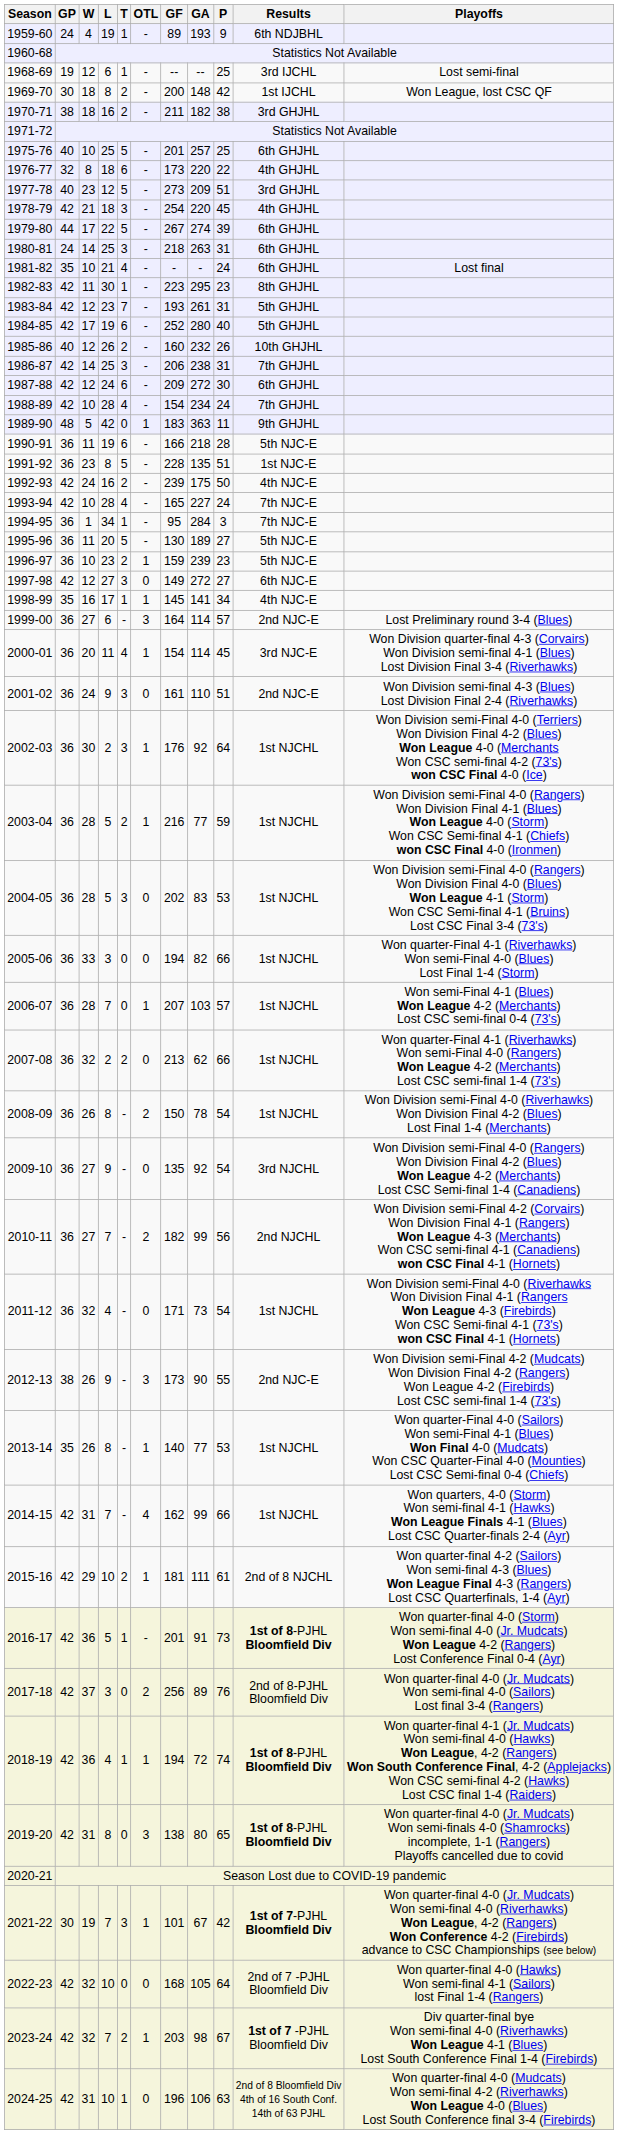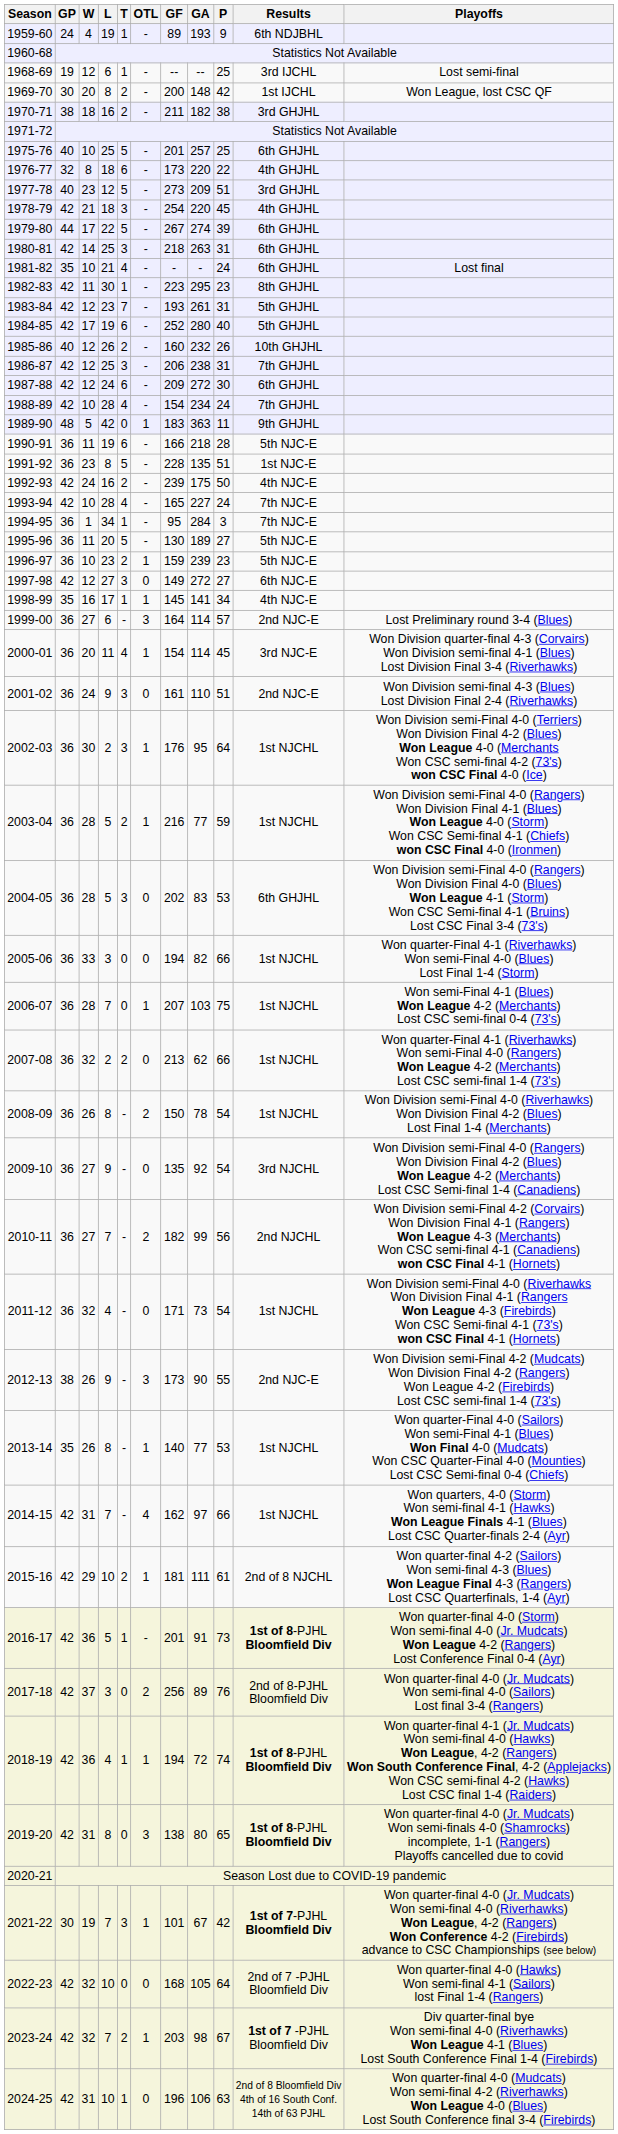(88, 92) 18 -> (88, 92) 20
(67, 248) 24 -> (67, 248) 42
(88, 365) 14 -> (88, 365) 12
(200, 747) 92 -> (200, 747) 95
(289, 897) 1st NJCHL -> (289, 897) 6th GHJHL
(223, 1006) 57 -> (223, 1006) 75
(200, 1515) 99 -> (200, 1515) 97
